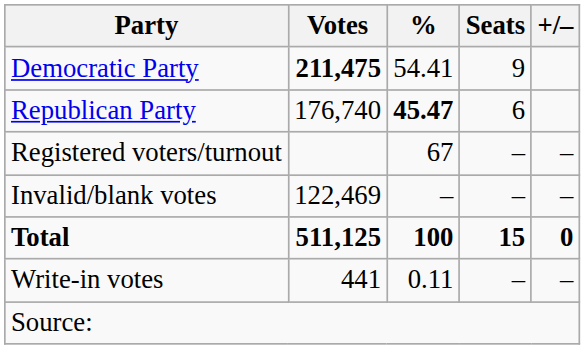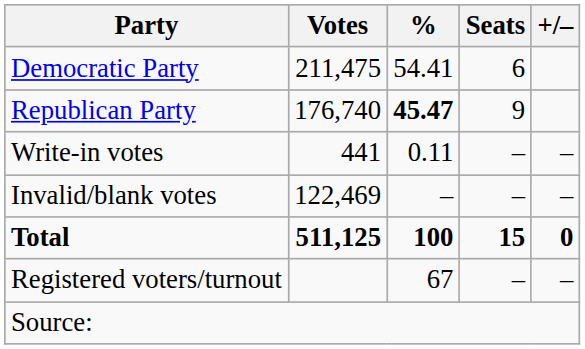(338, 68) bold -> (338, 68) normal
(518, 68) 9 -> (518, 68) 6
(518, 110) 6 -> (518, 110) 9
rows swapped: (87, 279) <-> (146, 152)
